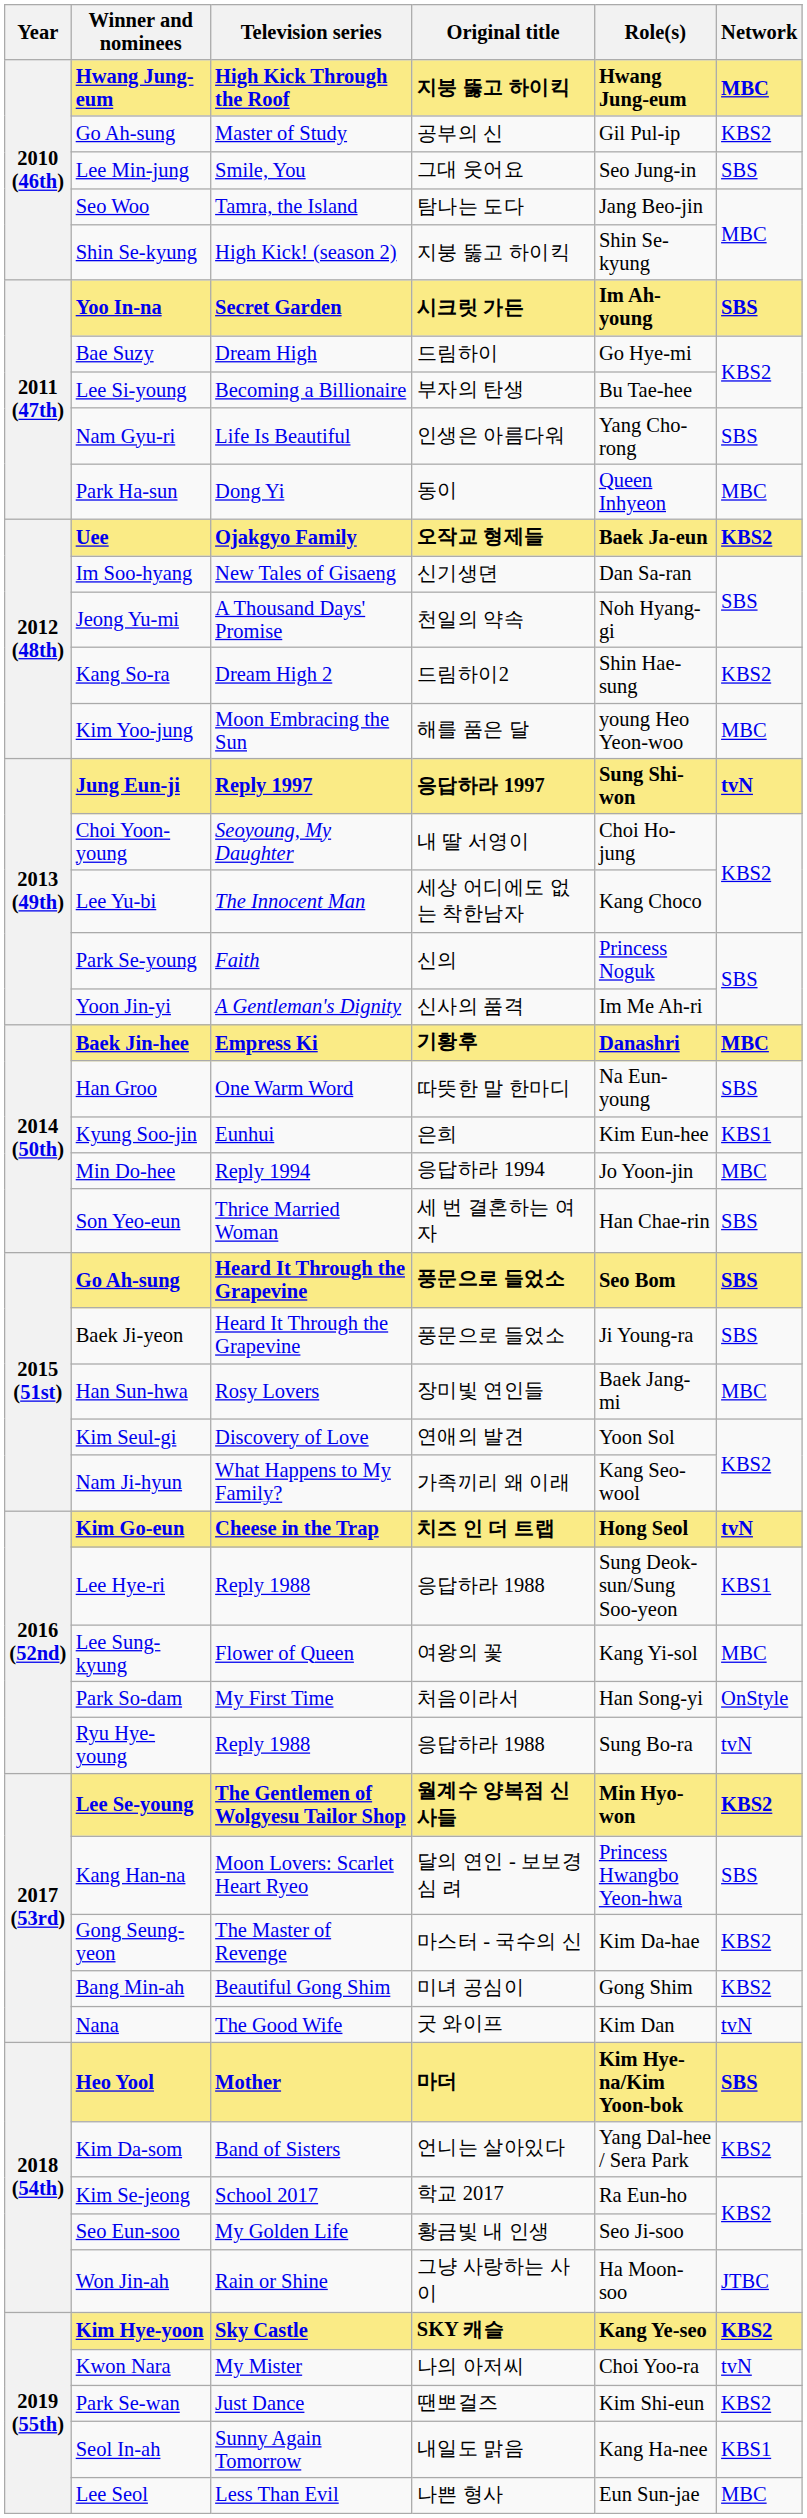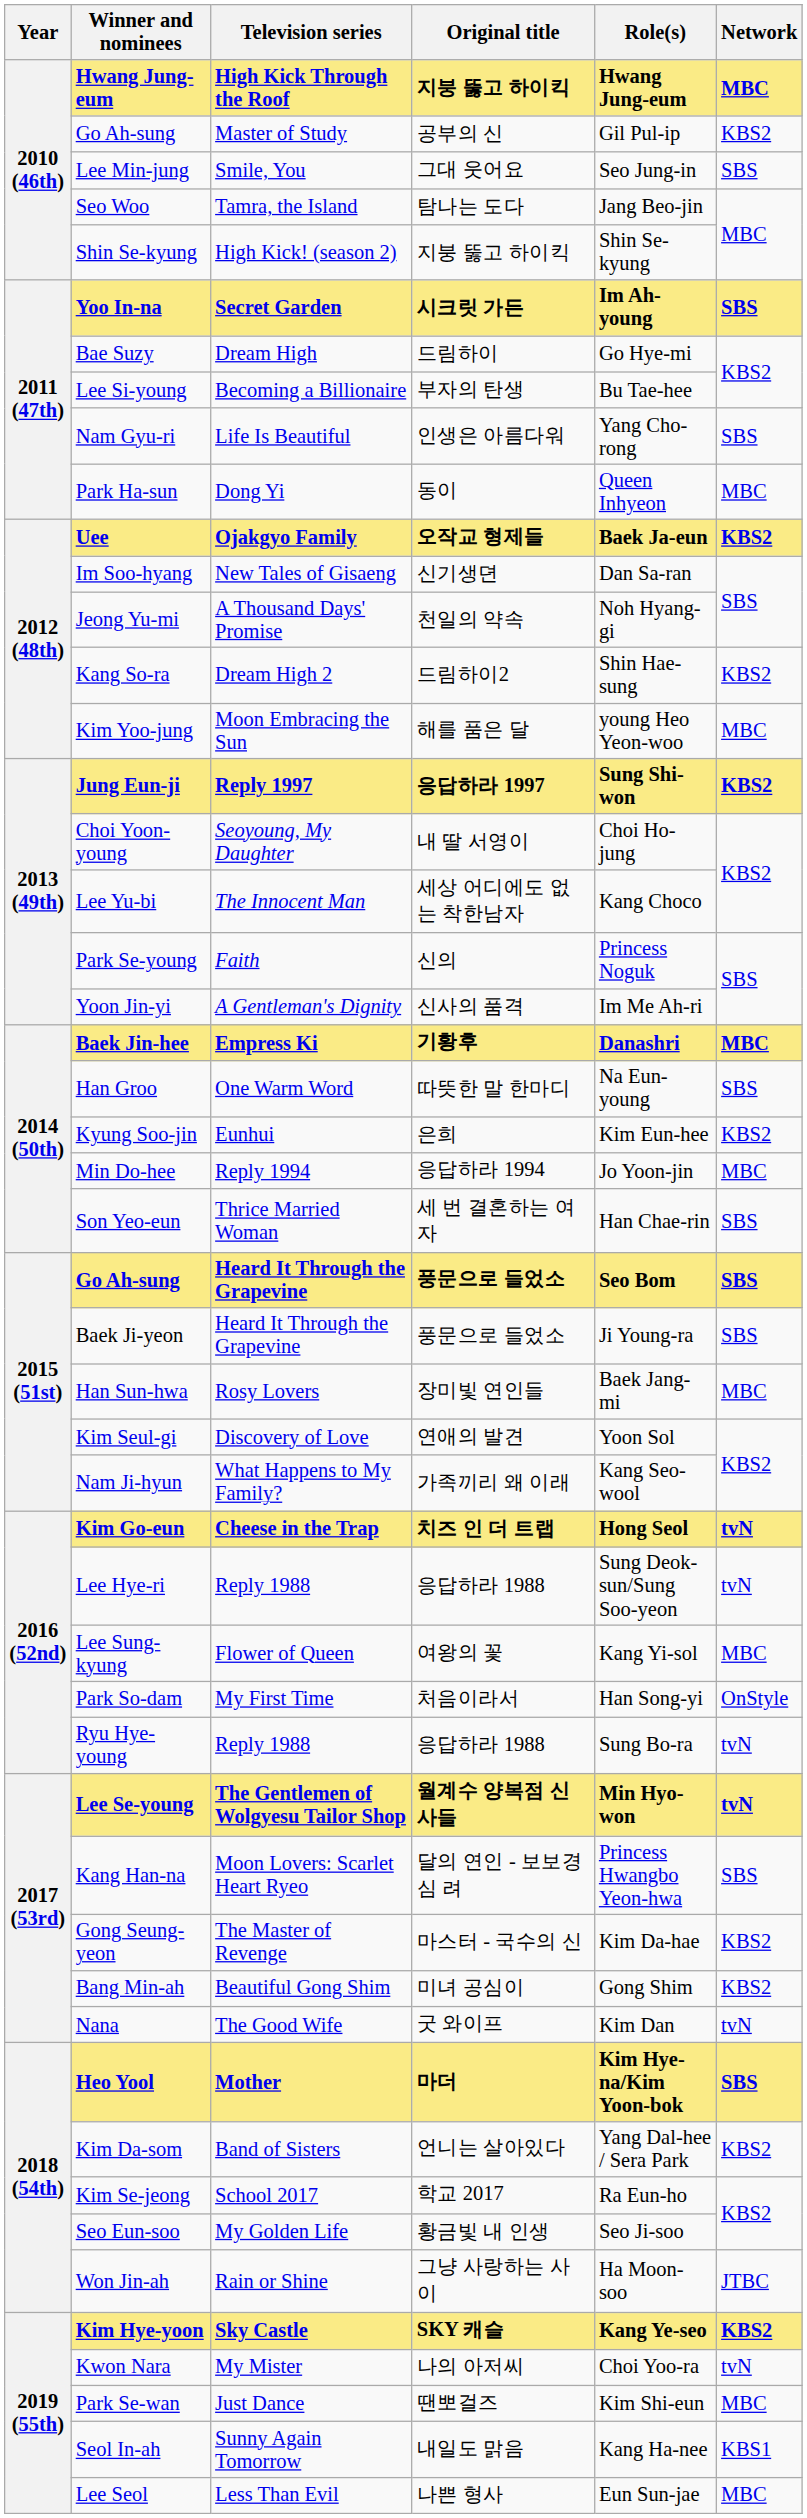(737, 786) tvN -> (747, 786) KBS2
(746, 1134) KBS1 -> (746, 1134) KBS2
(746, 1586) KBS1 -> (736, 1586) tvN
(747, 1804) KBS2 -> (737, 1804) tvN
(746, 2403) KBS2 -> (744, 2403) MBC
